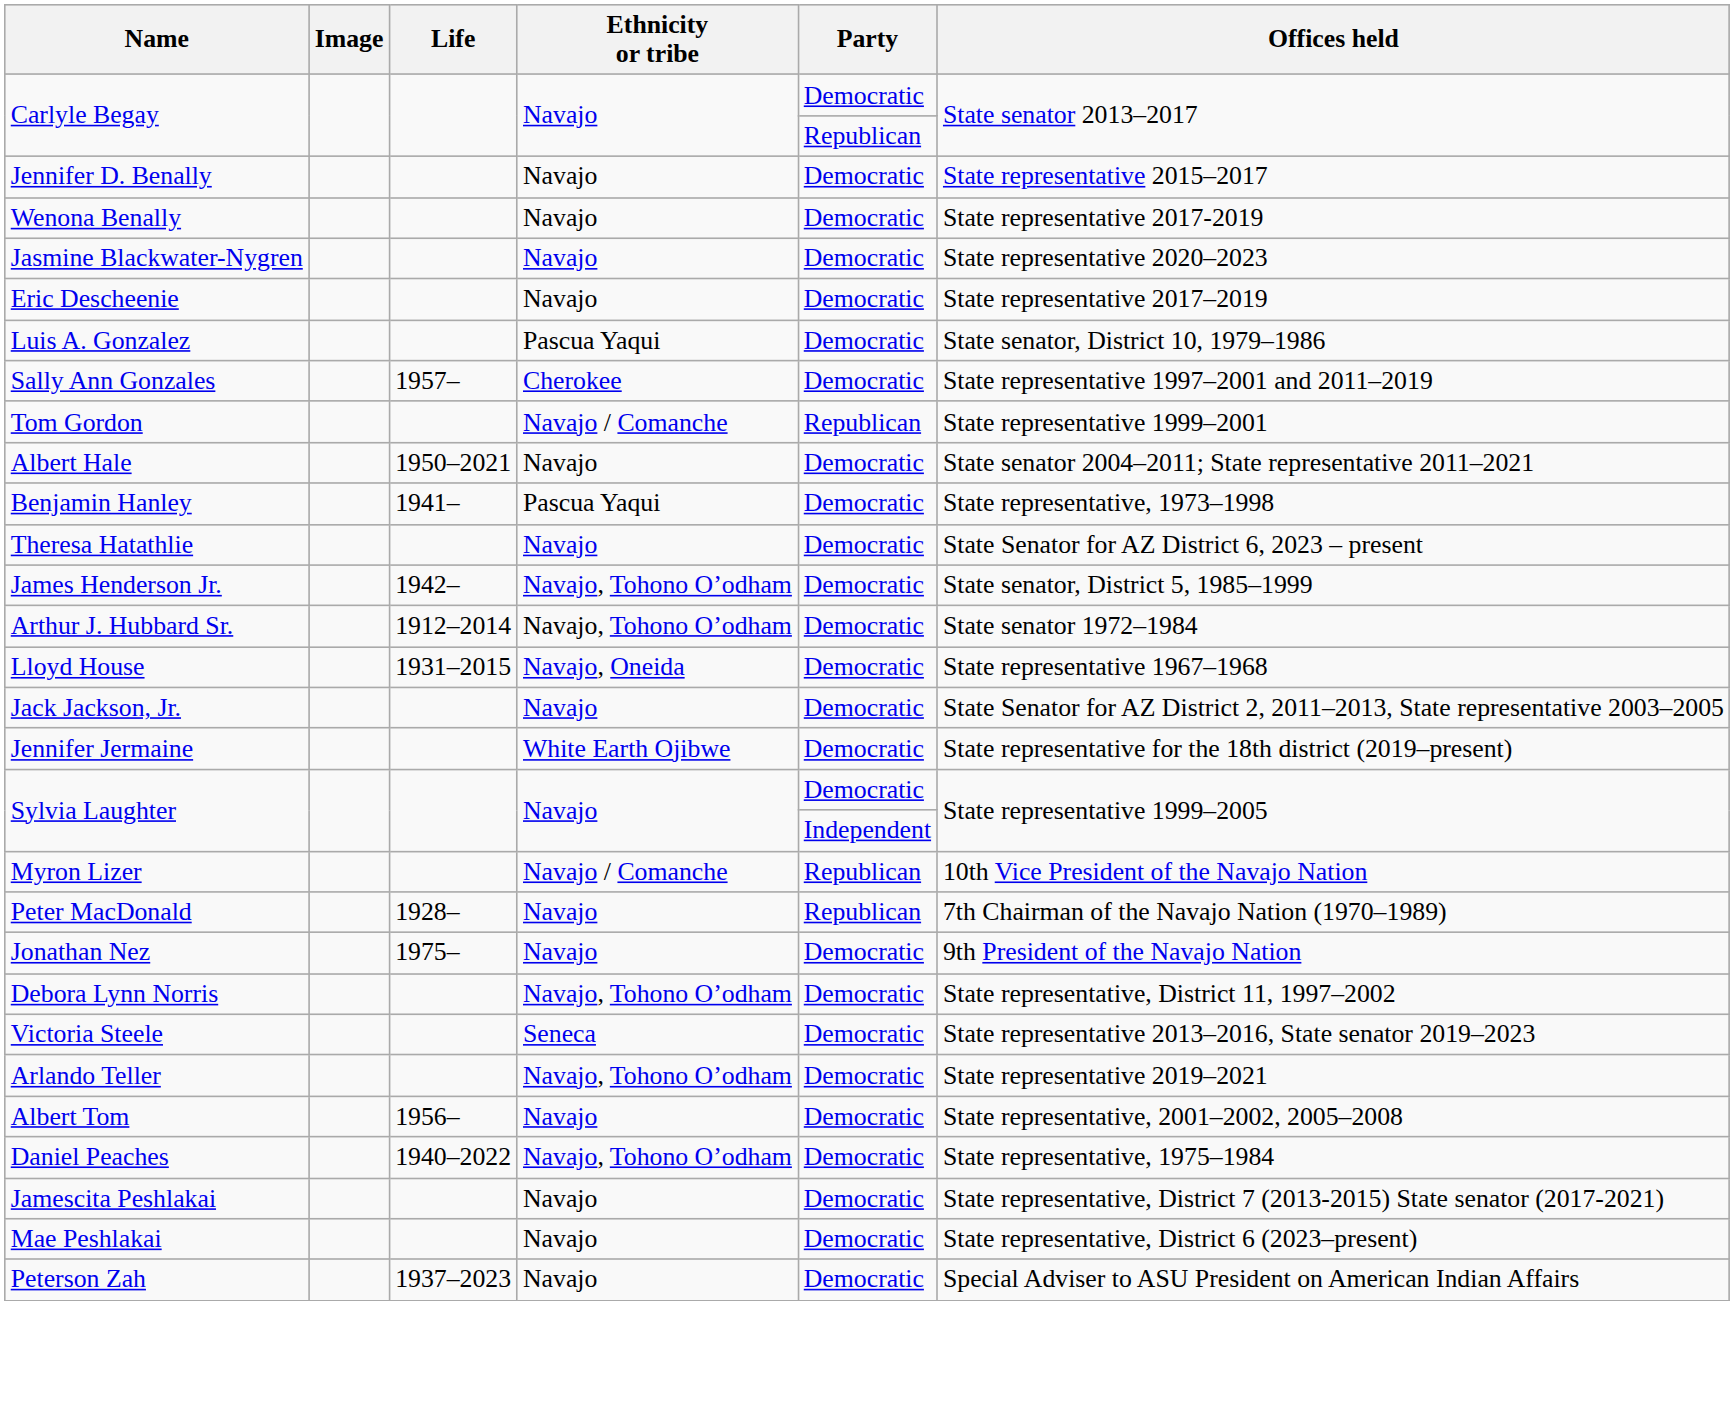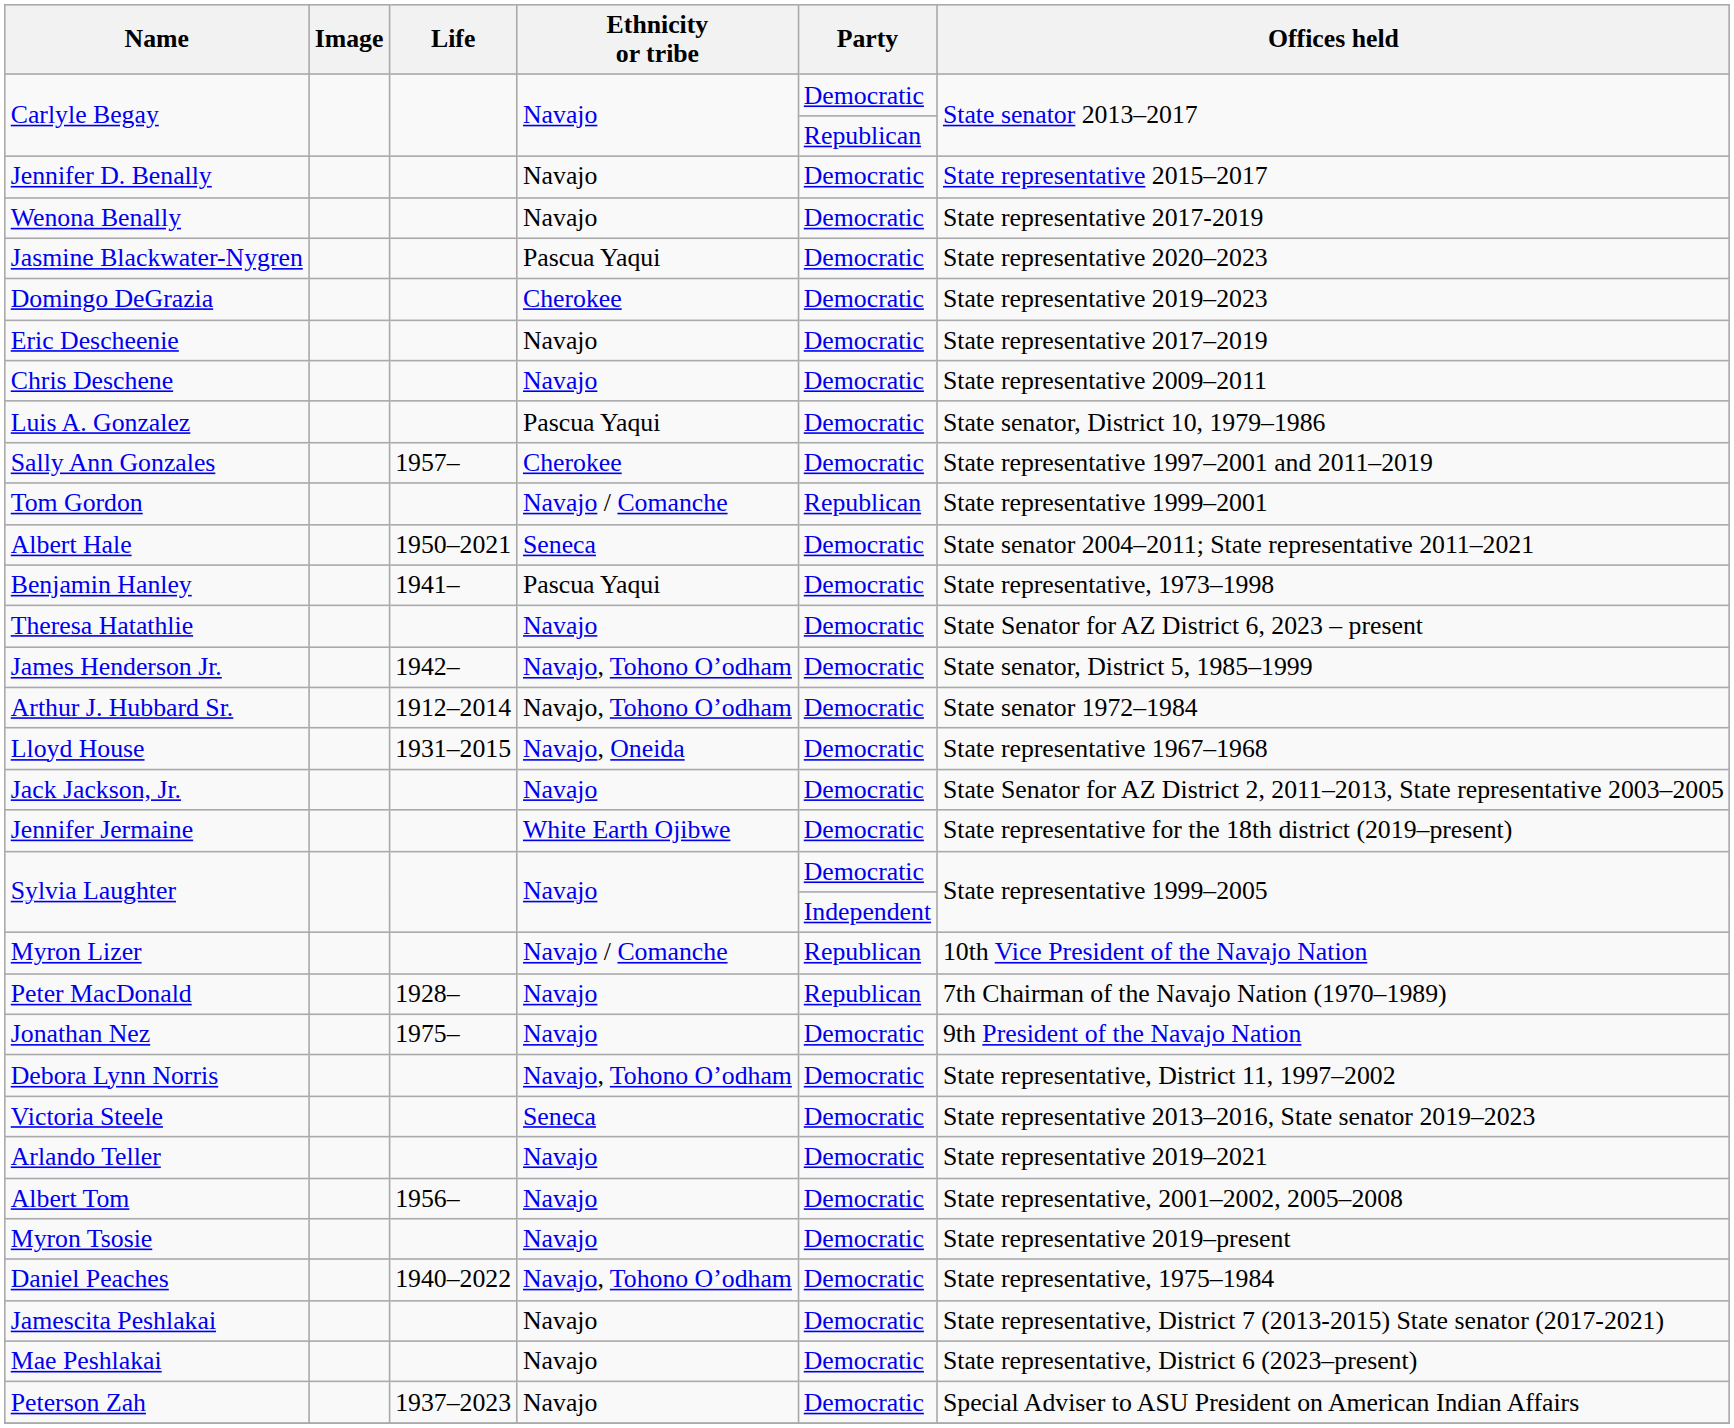(560, 258) Navajo -> (592, 258) Pascua Yaqui
+ row: (112, 299)
+ row: (92, 380)
(560, 462) Navajo -> (559, 544) Seneca
(657, 1075) Navajo, Tohono Oʼodham -> (560, 1156) Navajo
+ row: (82, 1238)
